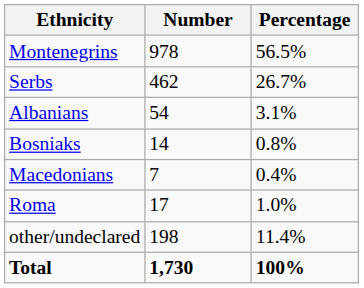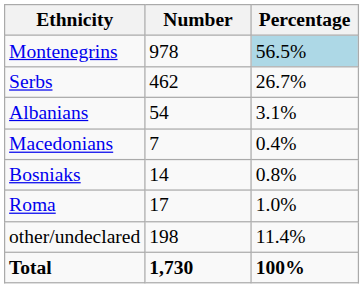(281, 50) no background -> (281, 50) lightblue background
rows swapped: (45, 143) <-> (61, 174)
